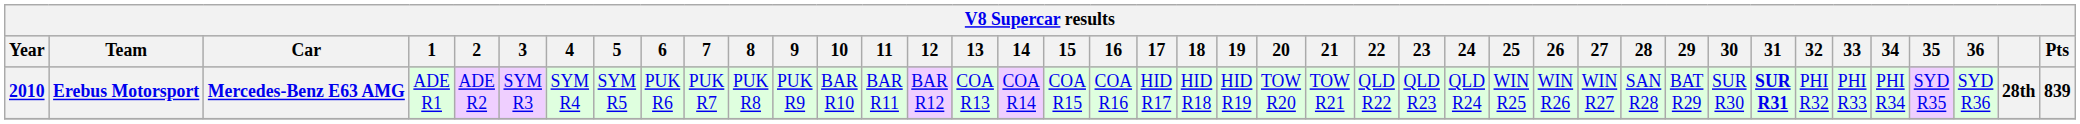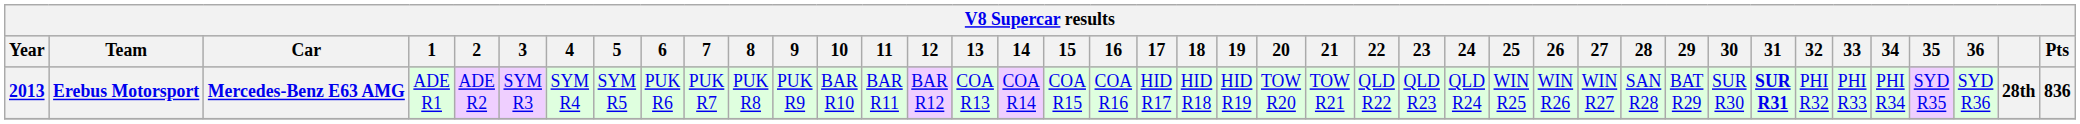(27, 92) 2010 -> (27, 92) 2013
(2057, 92) 839 -> (2057, 92) 836
